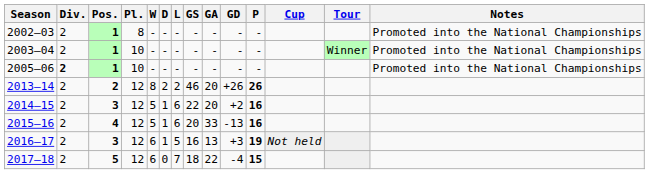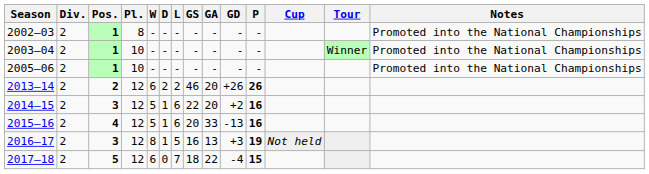(63, 68) bold -> (63, 68) normal
(153, 86) 8 -> (153, 86) 6
(153, 141) 6 -> (153, 141) 8
